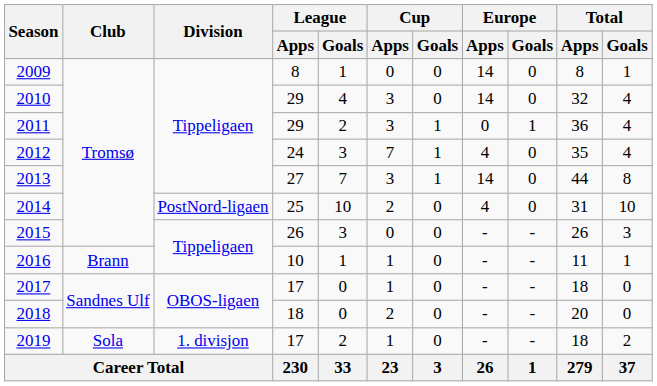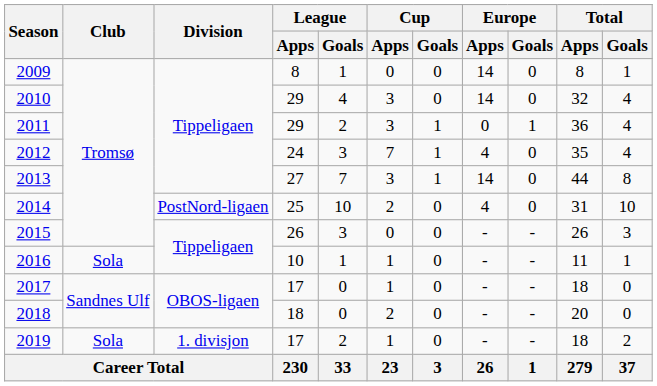(108, 260) Brann -> (108, 260) Sola
